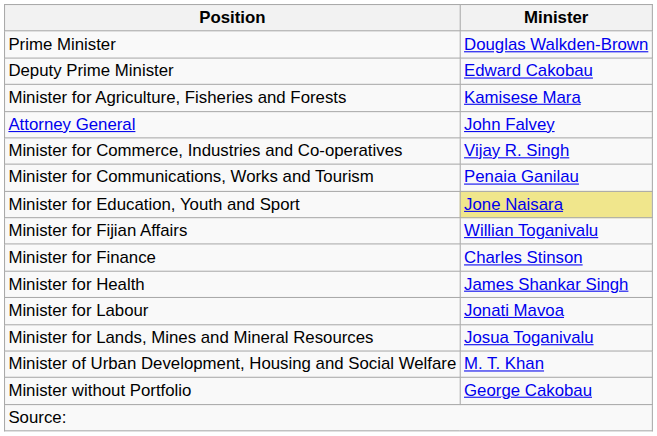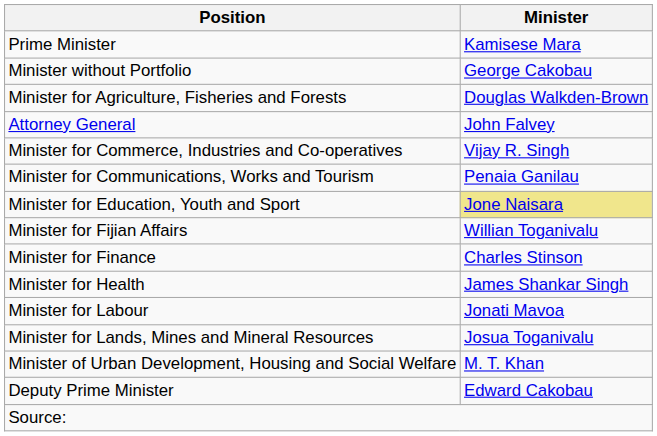(556, 44) Douglas Walkden-Brown -> (522, 44) Kamisese Mara
rows swapped: (91, 71) <-> (100, 390)
(522, 97) Kamisese Mara -> (556, 97) Douglas Walkden-Brown
